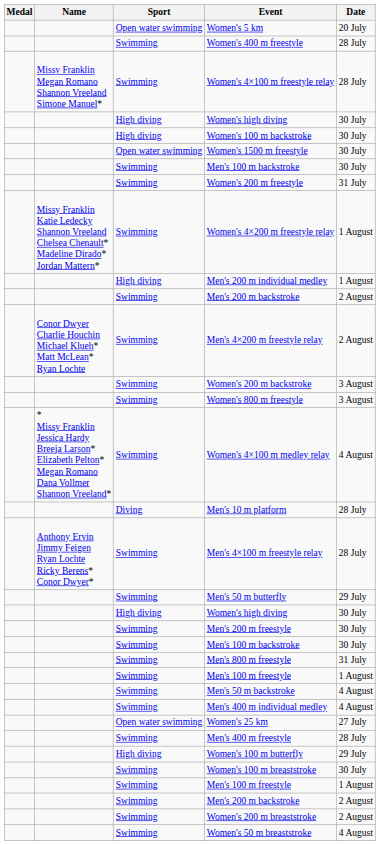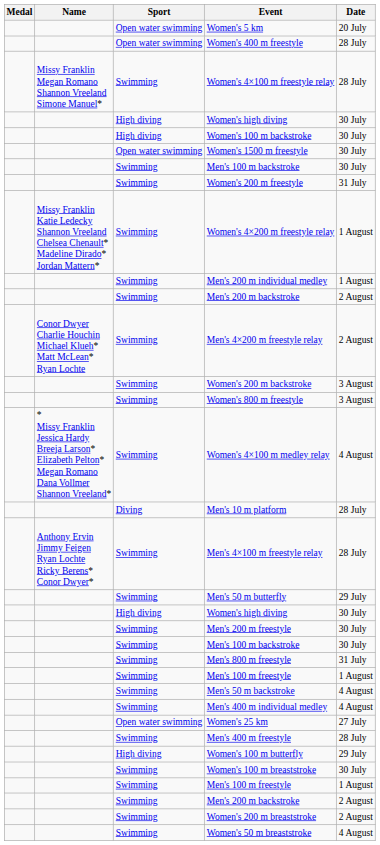(137, 44) Swimming -> (159, 44) Open water swimming
(139, 281) High diving -> (137, 281) Swimming
